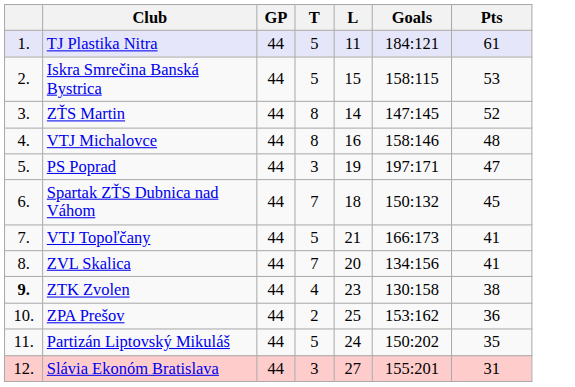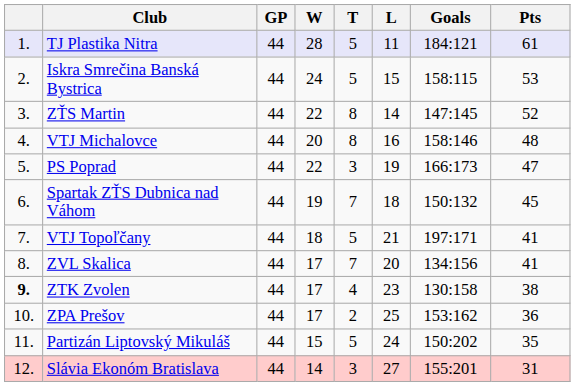+ column: (314, 17)
(412, 166) 197:171 -> (450, 166) 166:173
(412, 237) 166:173 -> (450, 237) 197:171
